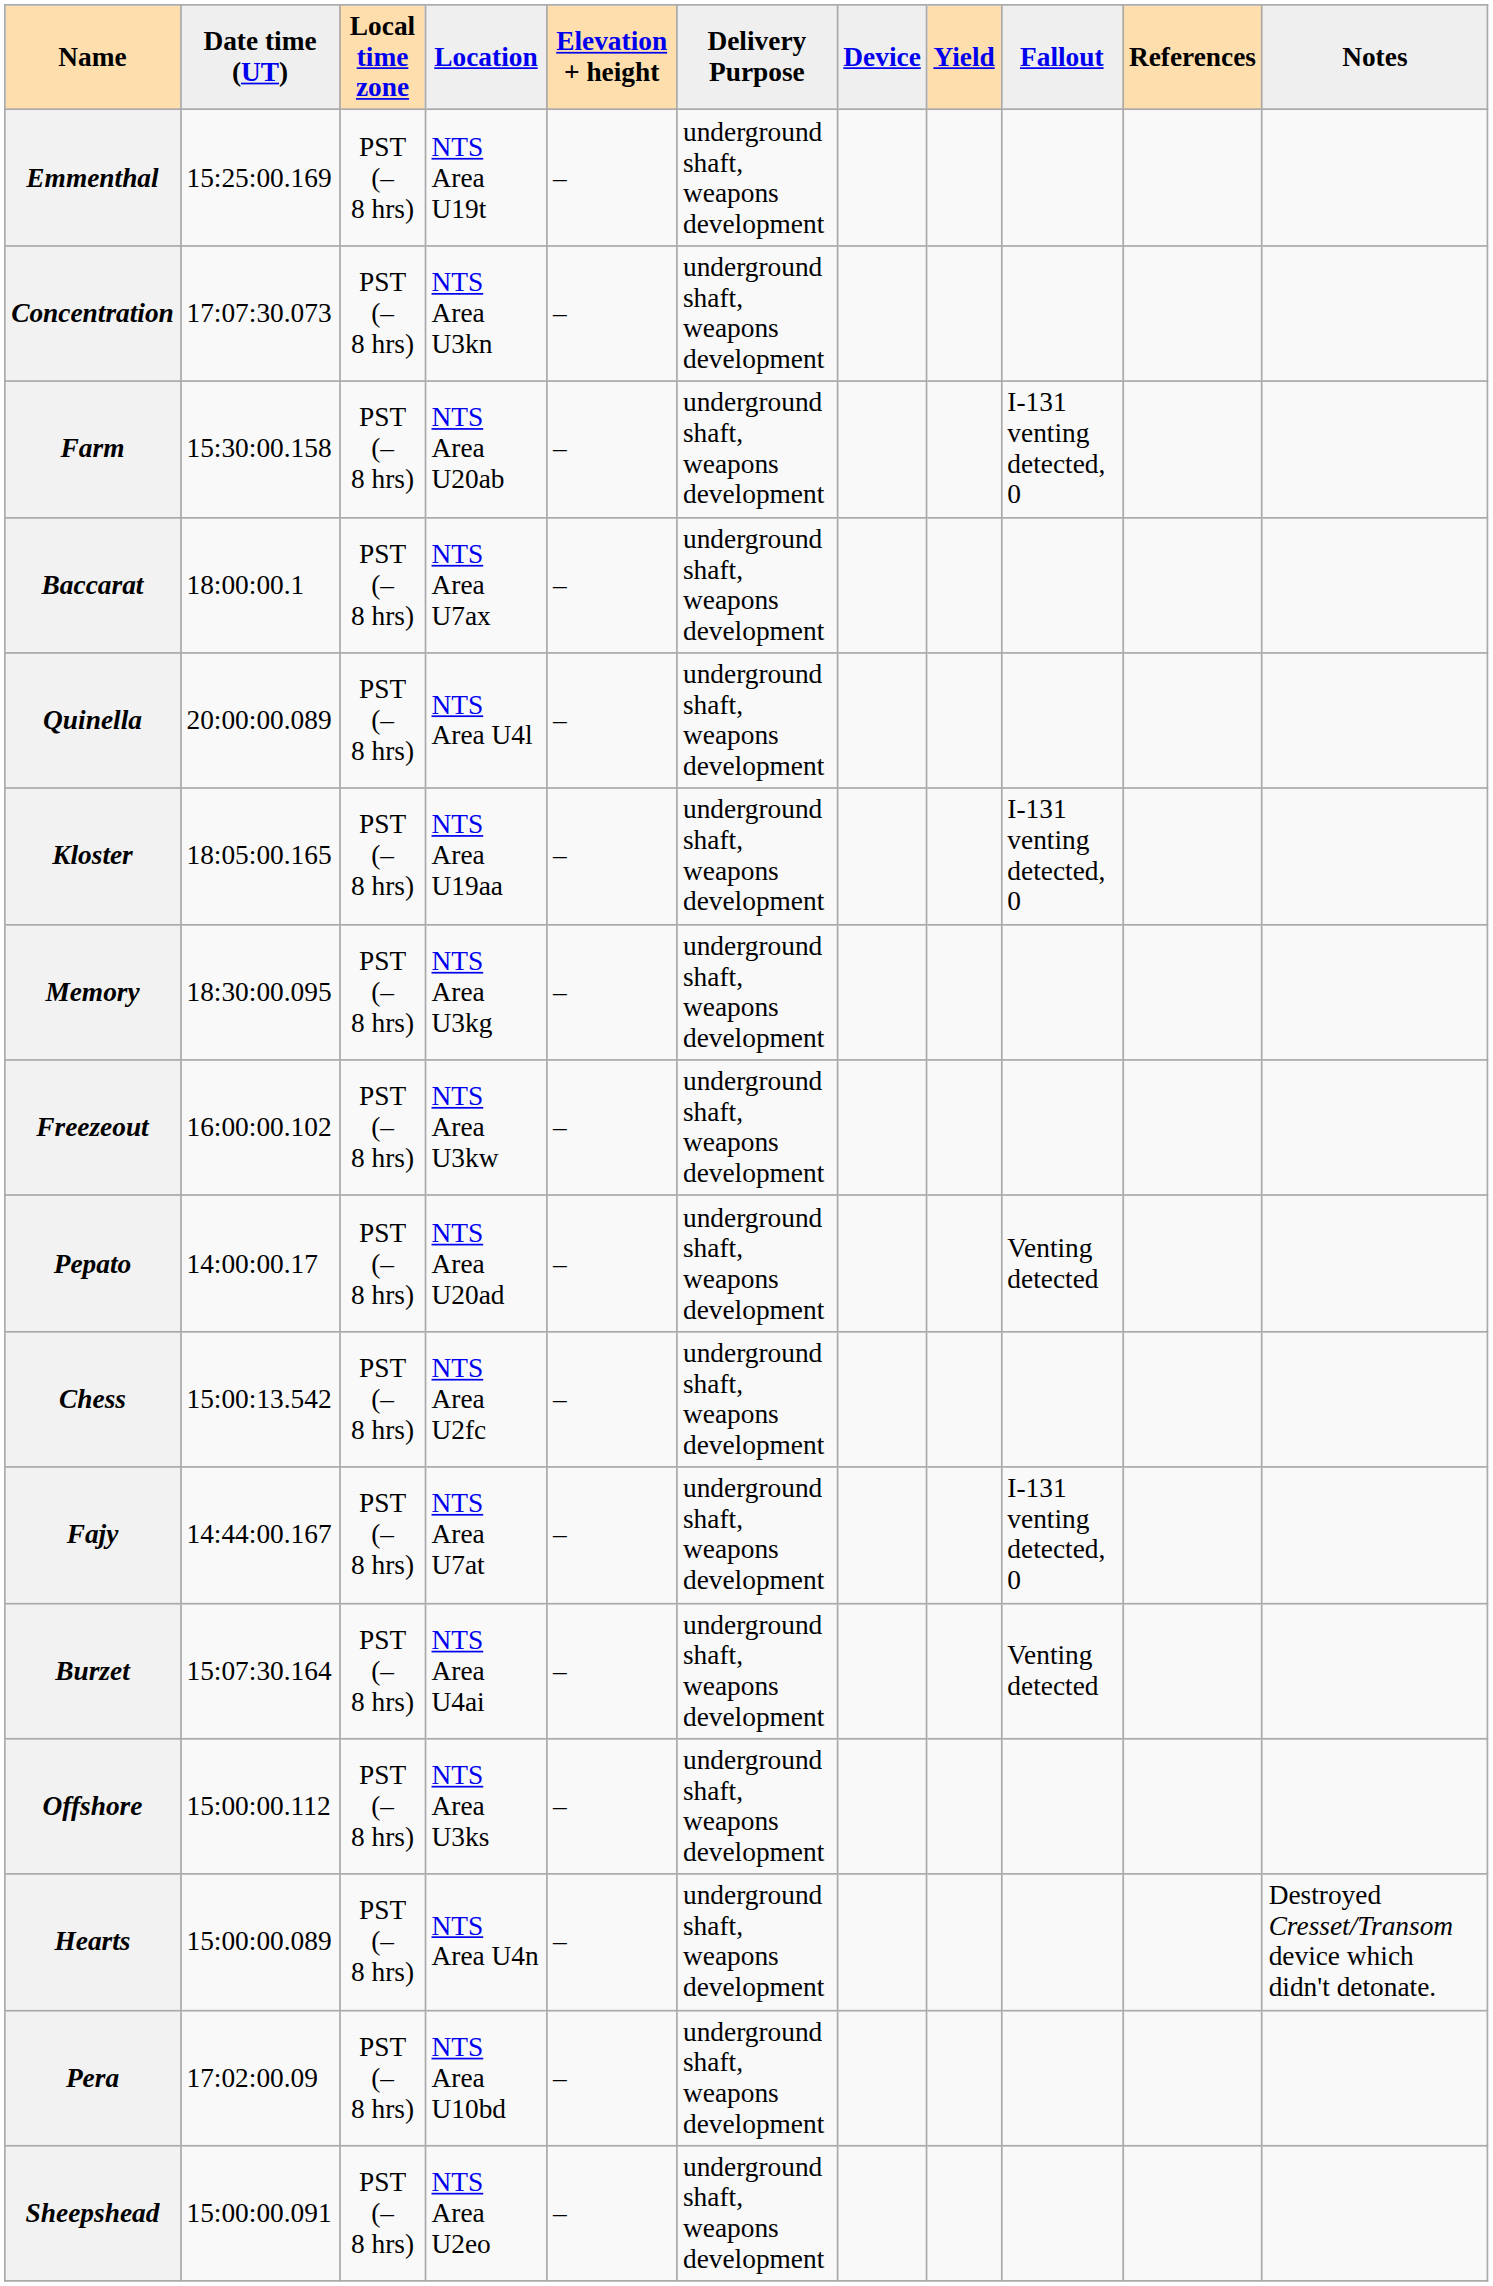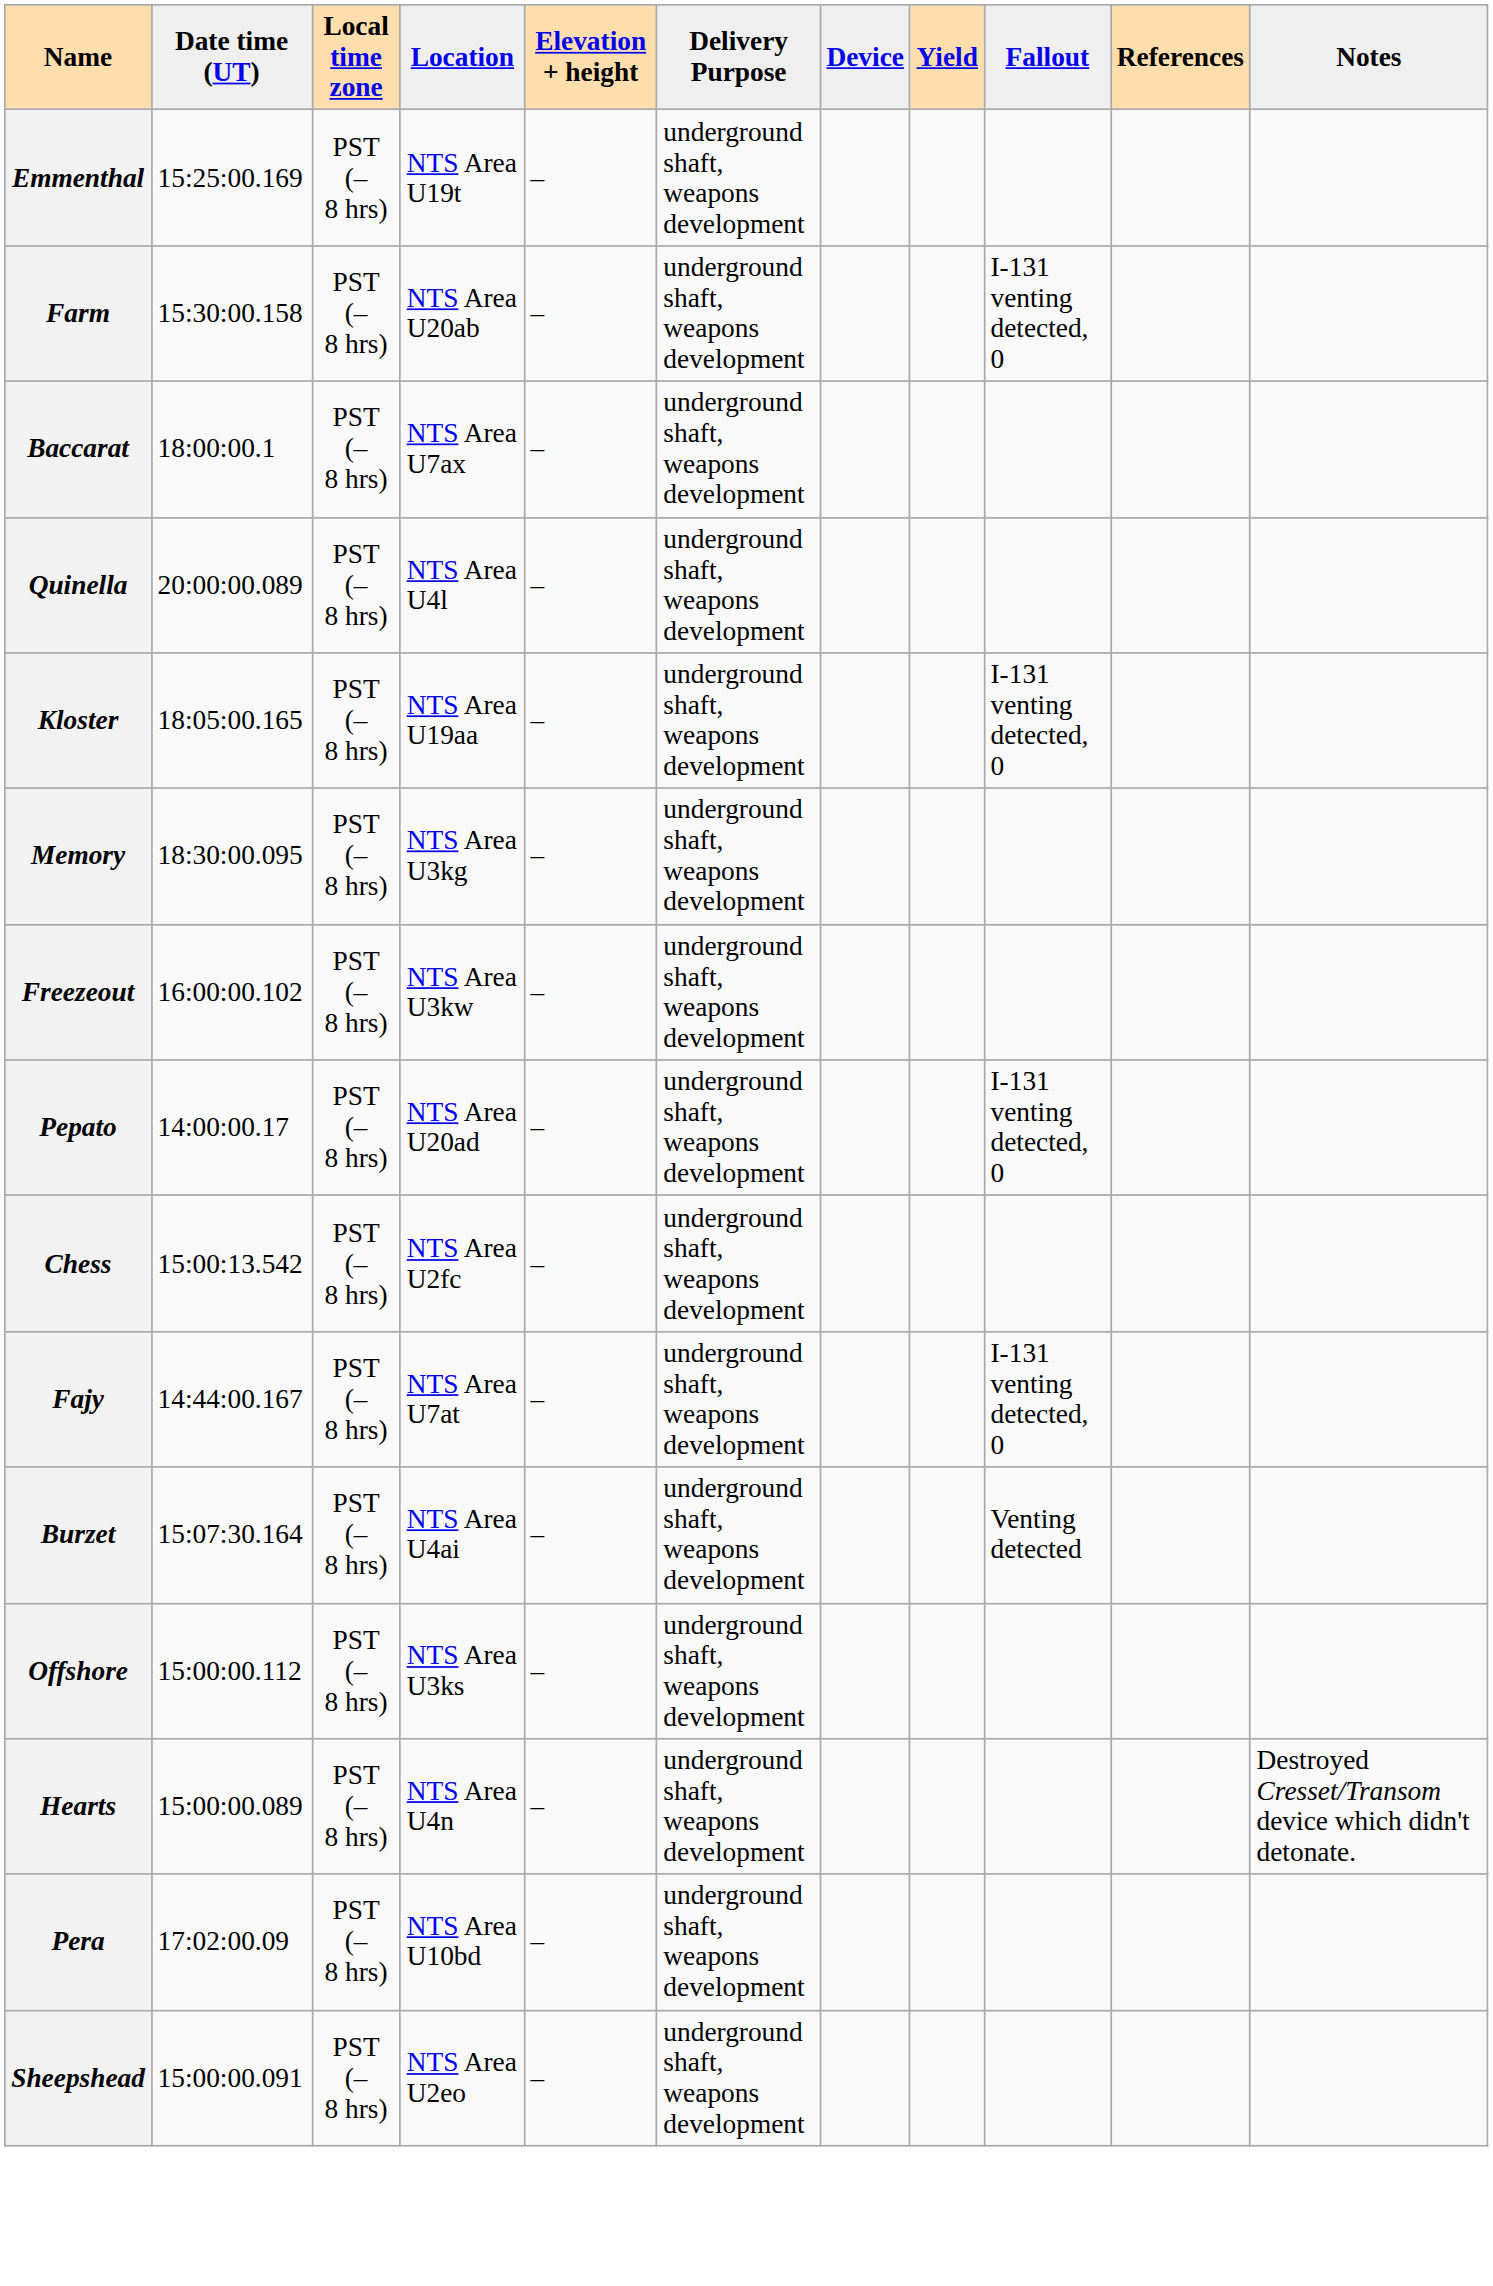- row: (93, 313)
(1053, 1263) Venting detected -> (1039, 1127) I-131 venting detected, 0
